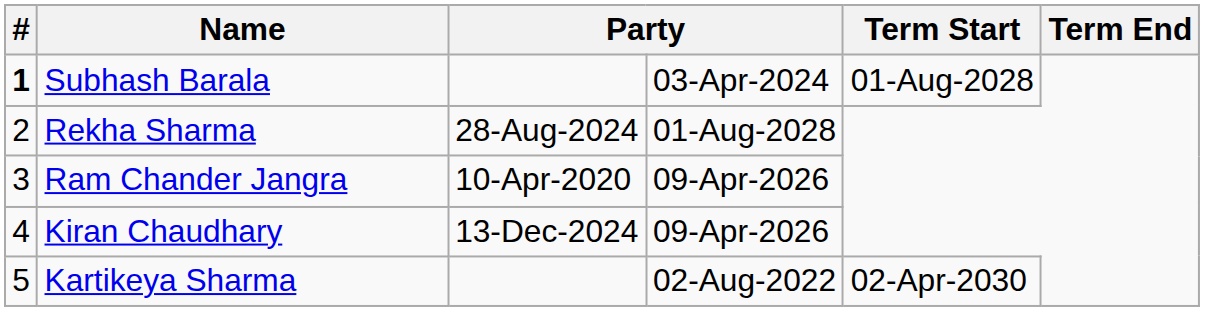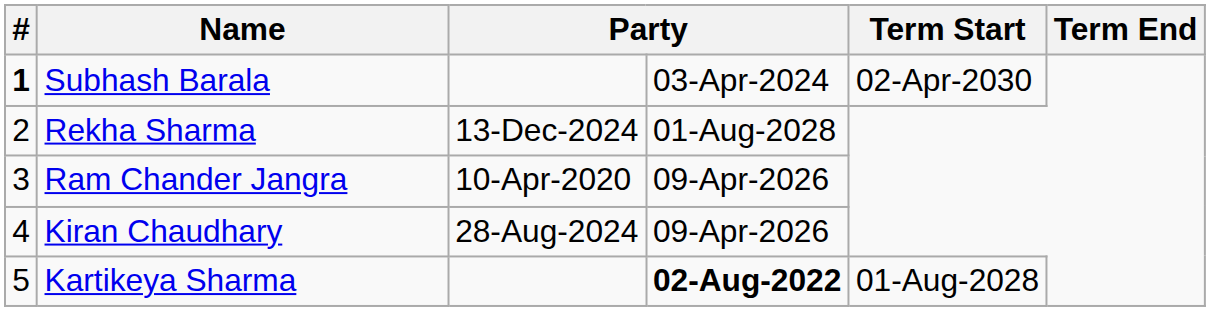(942, 79) 01-Aug-2028 -> (944, 79) 02-Apr-2030
(547, 130) 28-Aug-2024 -> (547, 130) 13-Dec-2024
(547, 230) 13-Dec-2024 -> (547, 230) 28-Aug-2024
(745, 280) normal -> (747, 280) bold
(939, 280) 02-Apr-2030 -> (948, 280) 01-Aug-2028
